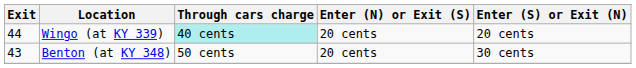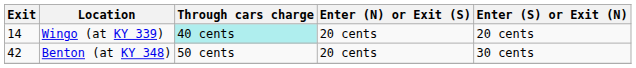(15, 34) 44 -> (15, 34) 14
(15, 53) 43 -> (15, 53) 42
